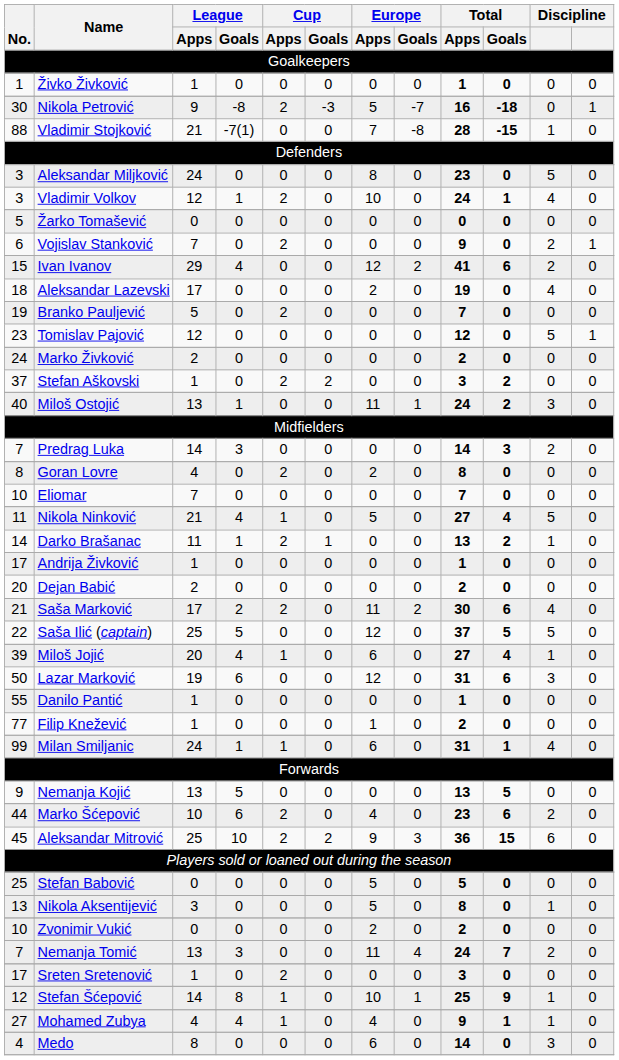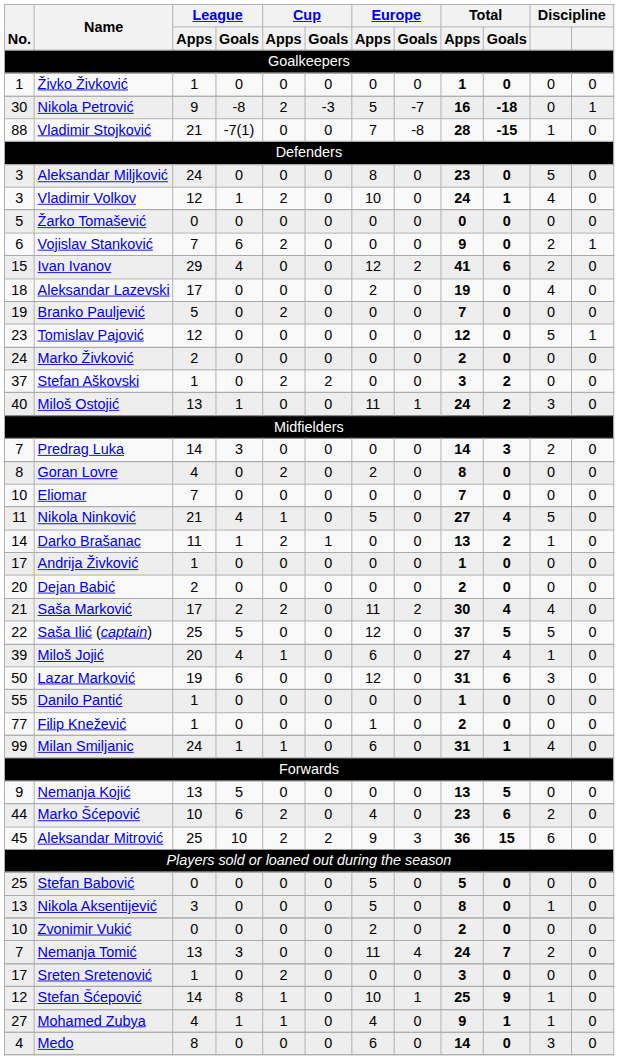(239, 244) 0 -> (239, 244) 6
(507, 609) 6 -> (507, 609) 4
(239, 1020) 4 -> (239, 1020) 1
